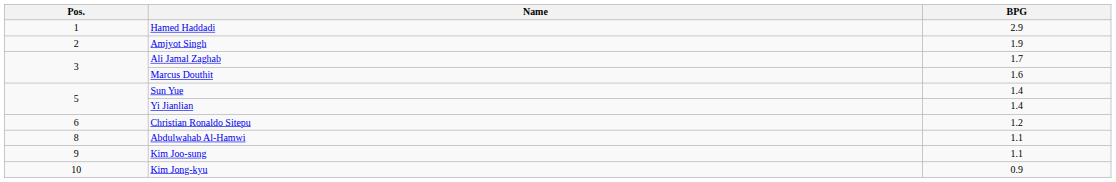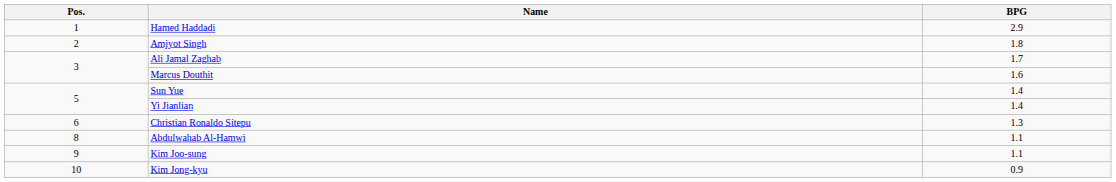(1017, 43) 1.9 -> (1017, 43) 1.8
(1017, 122) 1.2 -> (1017, 122) 1.3
